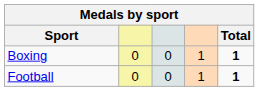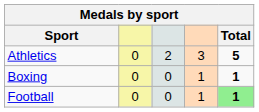+ row: (32, 56)
(236, 77) no background -> (236, 97) lightgreen background
